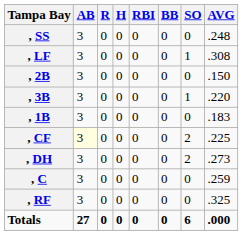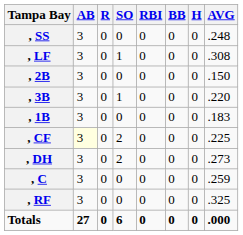columns swapped: (121, 14) <-> (193, 14)
